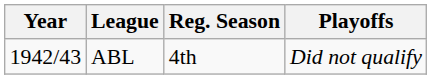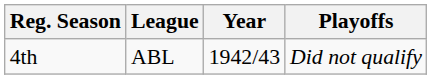columns swapped: (45, 21) <-> (224, 21)
